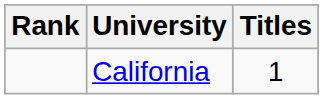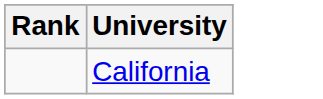- column: (276, 26)
